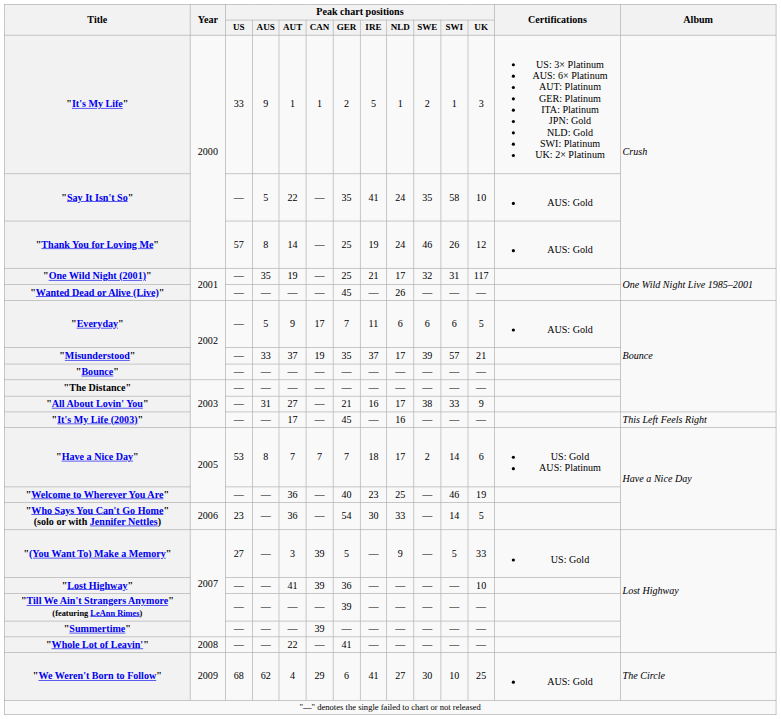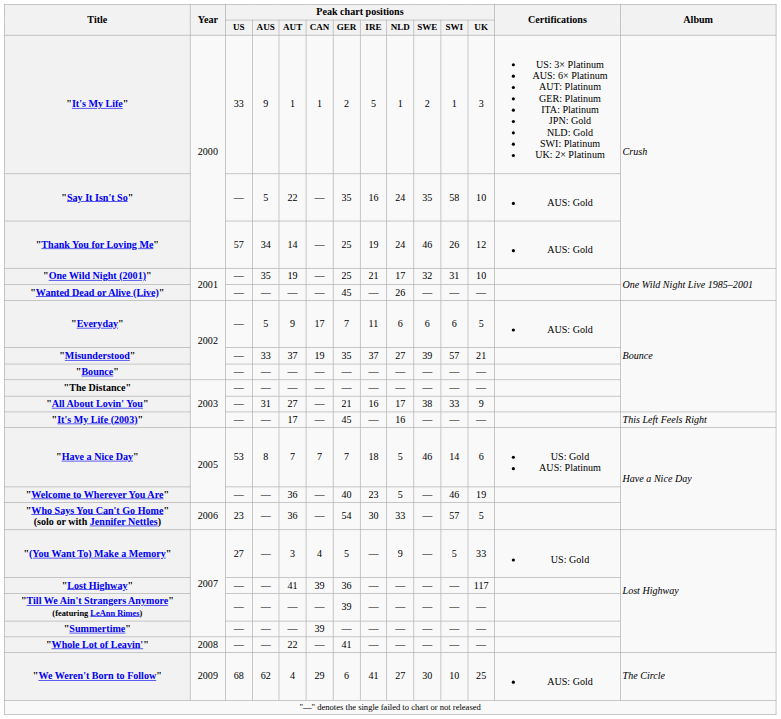(373, 197) 41 -> (373, 197) 16
(266, 244) 8 -> (266, 244) 34
(481, 276) 117 -> (481, 276) 10
(400, 356) 17 -> (400, 356) 27
(400, 457) 17 -> (400, 457) 5
(427, 457) 2 -> (427, 457) 46
(400, 494) 25 -> (400, 494) 5
(454, 516) 14 -> (454, 516) 57
(320, 553) 39 -> (320, 553) 4
(481, 585) 10 -> (481, 585) 117
